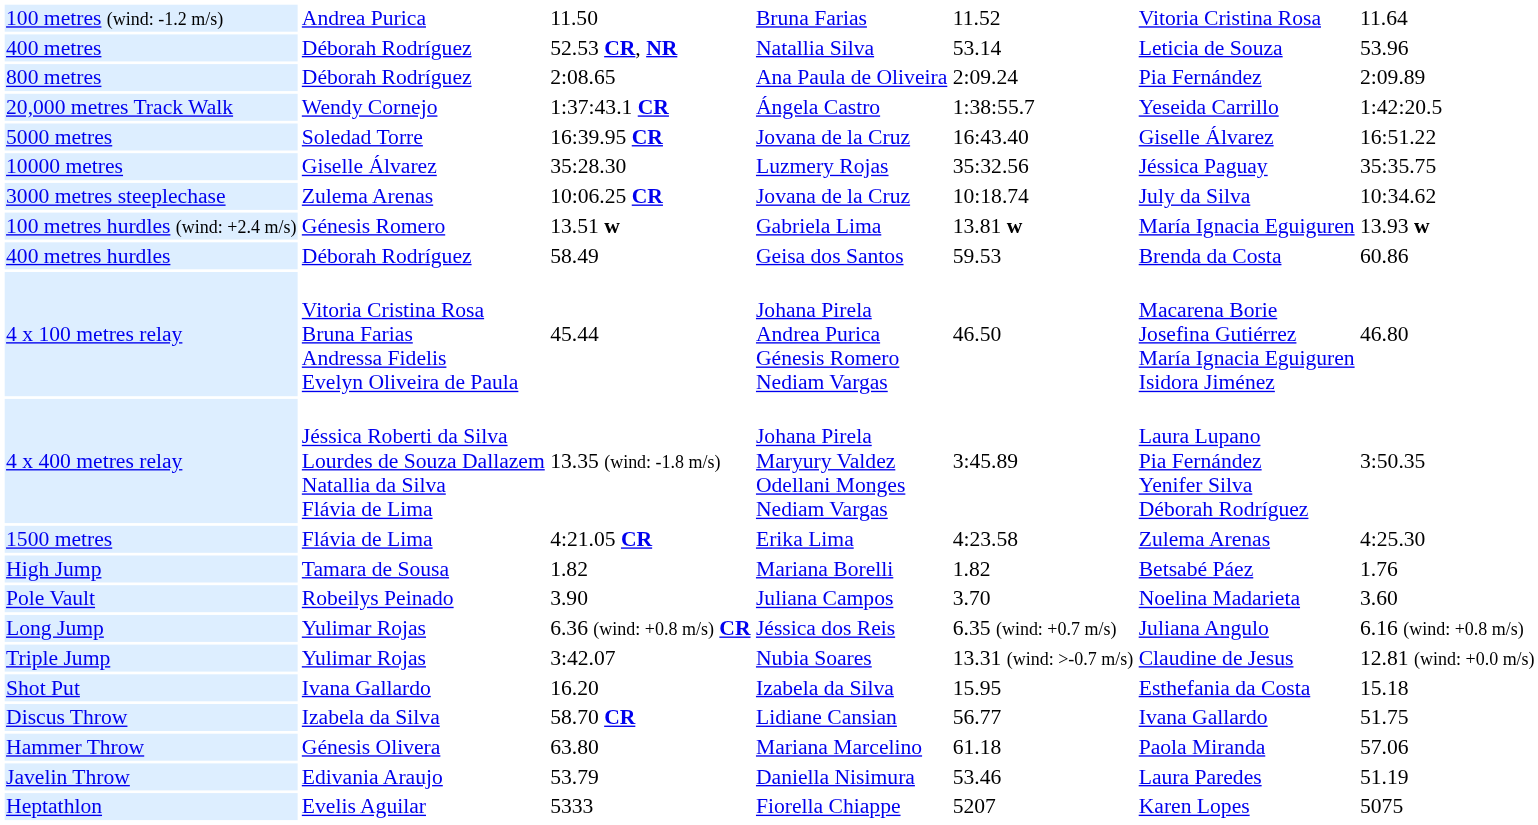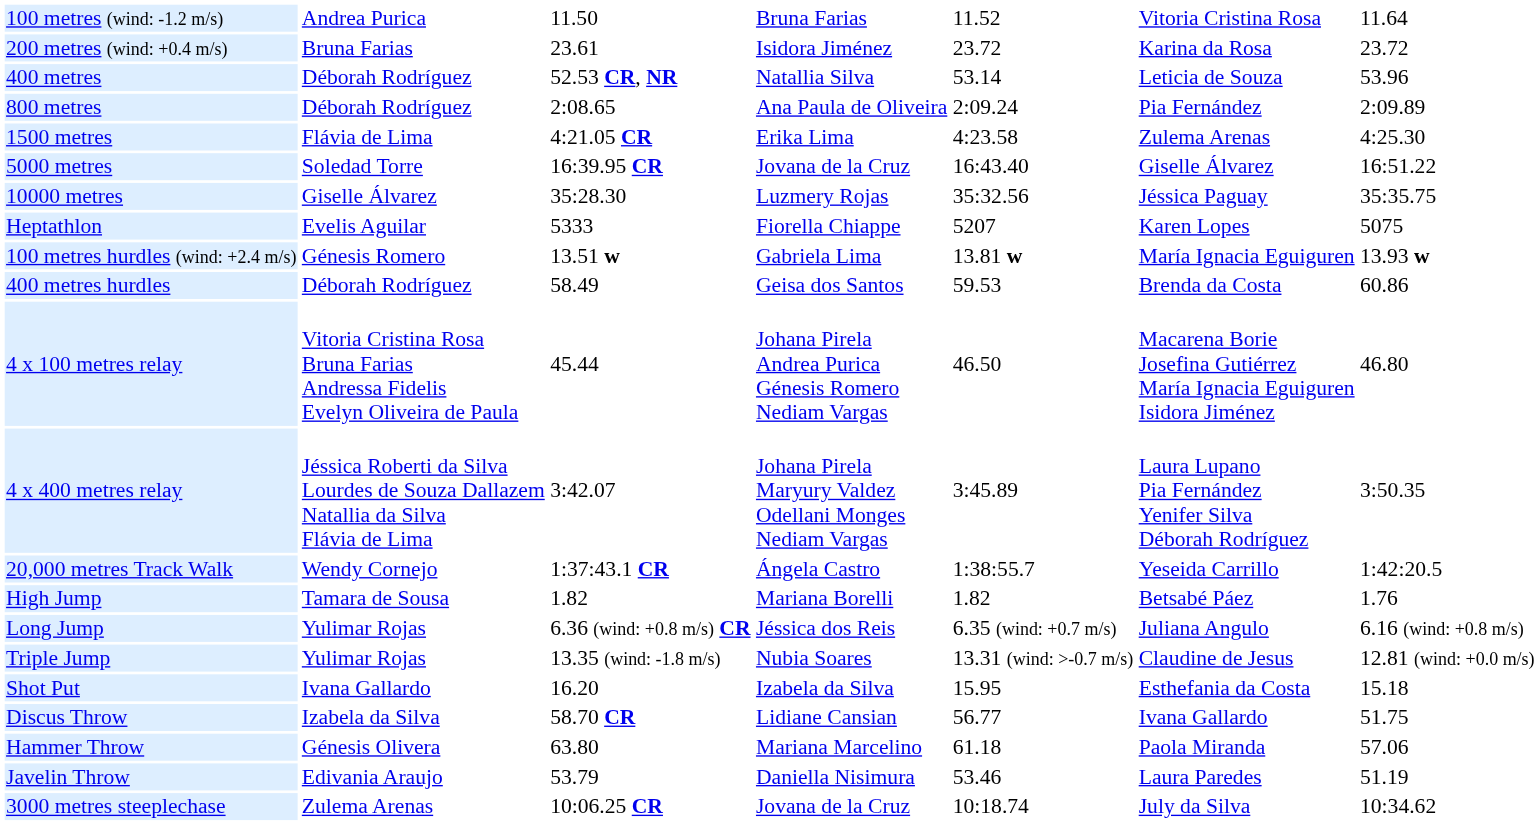+ row: (117, 47)
rows swapped: (59, 539) <-> (120, 107)
rows swapped: (116, 196) <-> (54, 806)
(635, 460) 13.35 (wind: -1.8 m/s) -> (583, 490) 3:42.07
- row: (51, 598)
(583, 657) 3:42.07 -> (635, 657) 13.35 (wind: -1.8 m/s)
